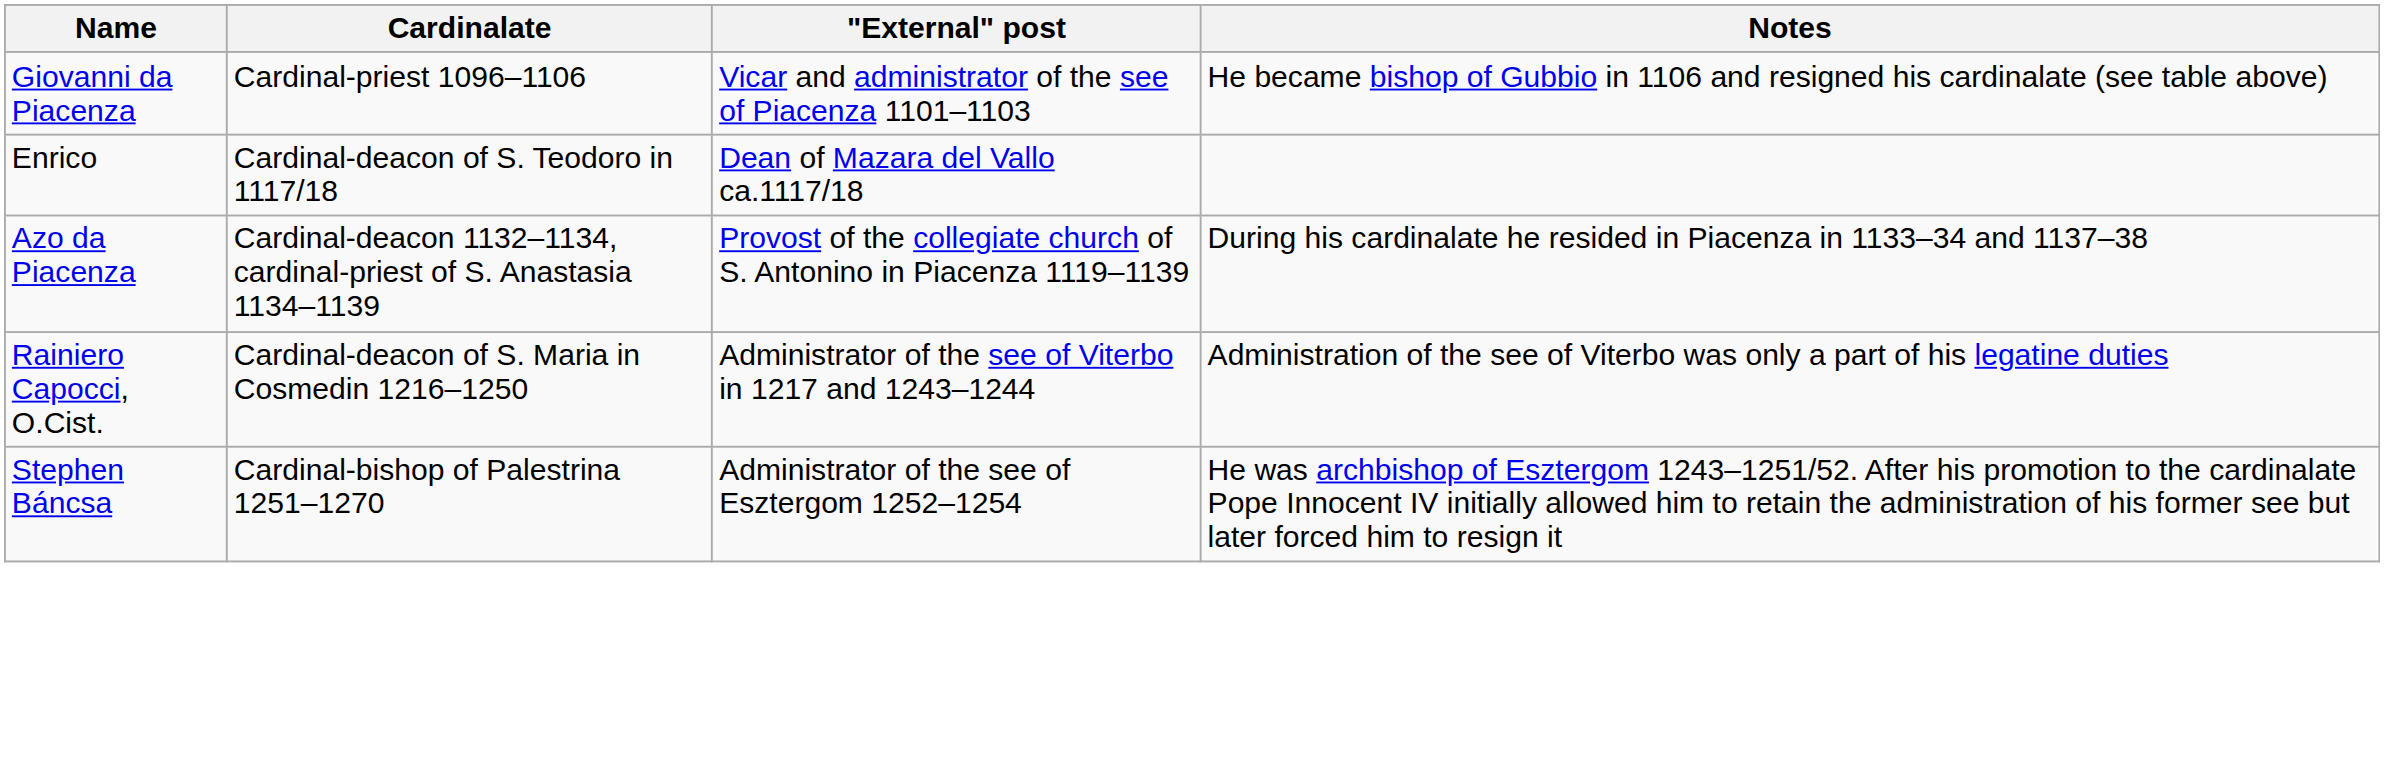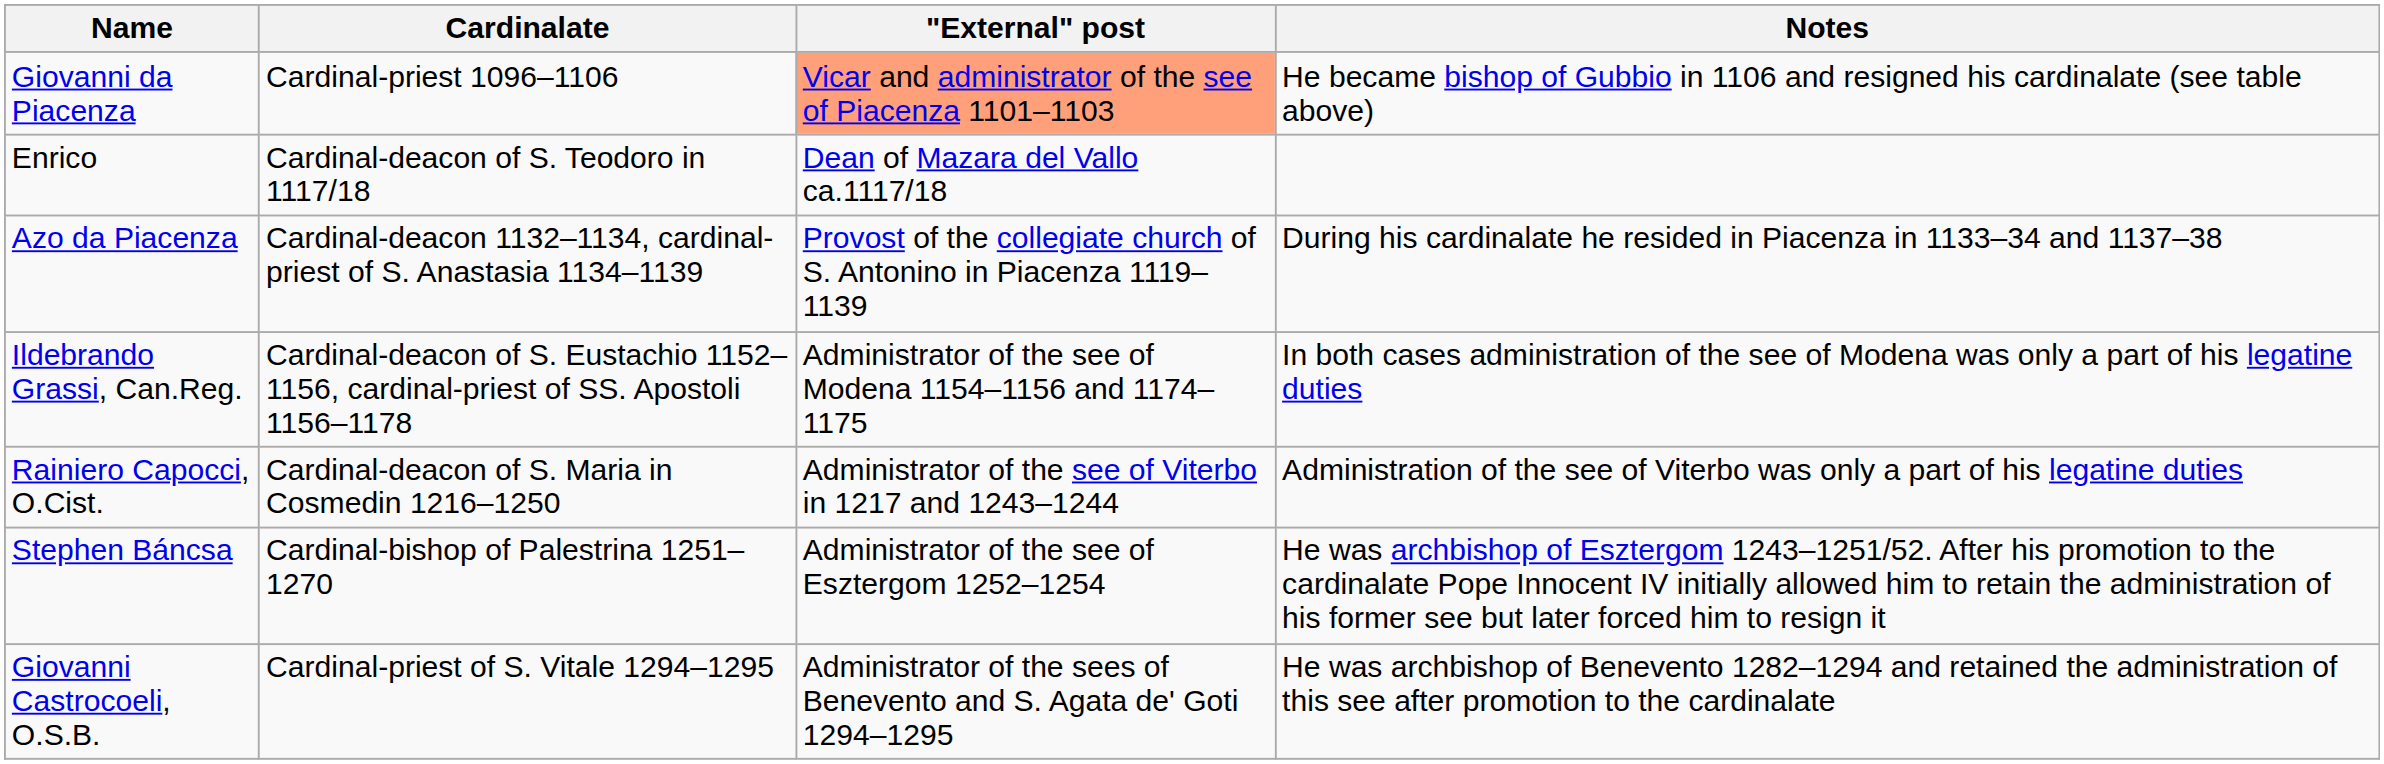(944, 92) no background -> (1027, 92) lightsalmon background
+ row: (127, 371)
+ row: (91, 700)
